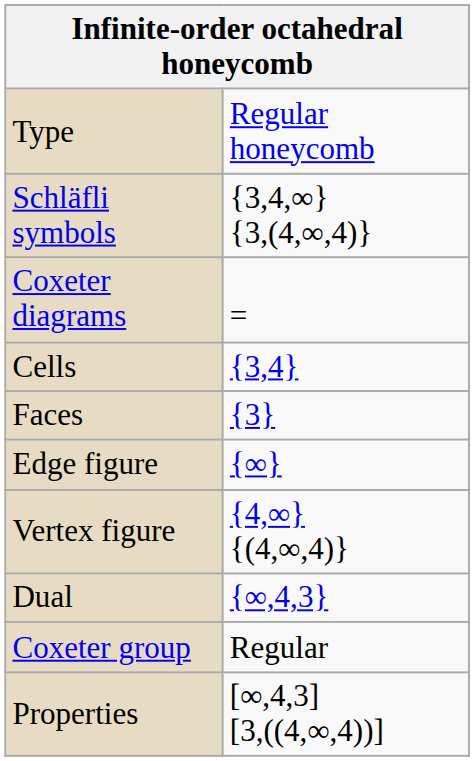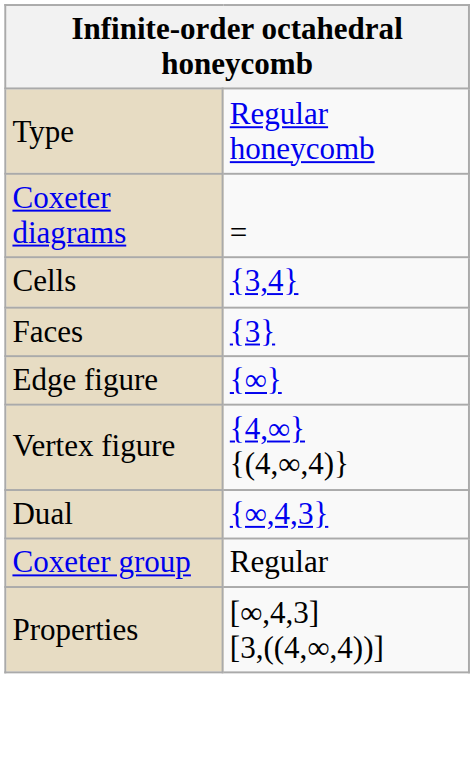- row: (64, 214)
